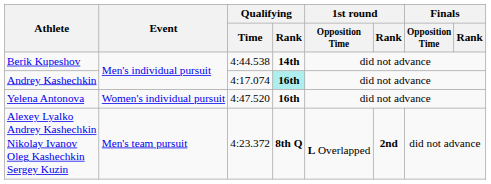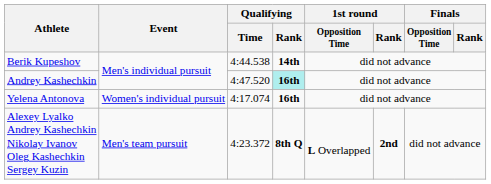(250, 80) 4:17.074 -> (250, 80) 4:47.520
(250, 99) 4:47.520 -> (250, 99) 4:17.074
